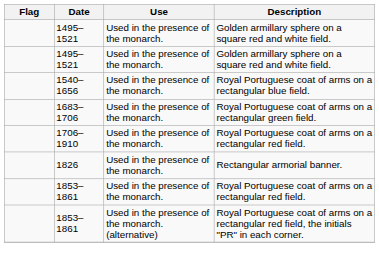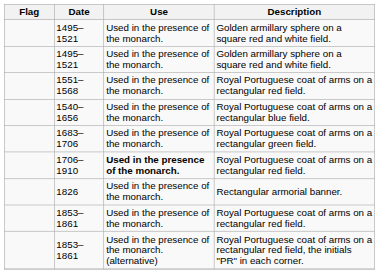+ row: (70, 86)
(158, 139) normal -> (155, 165) bold
